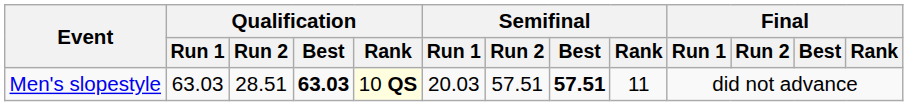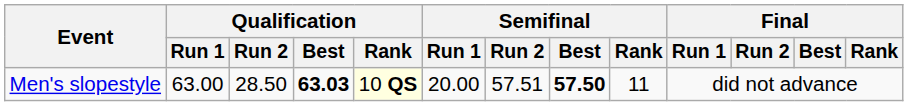(198, 85) 63.03 -> (198, 85) 63.00
(261, 85) 28.51 -> (261, 85) 28.50
(454, 85) 20.03 -> (454, 85) 20.00
(580, 85) 57.51 -> (580, 85) 57.50
